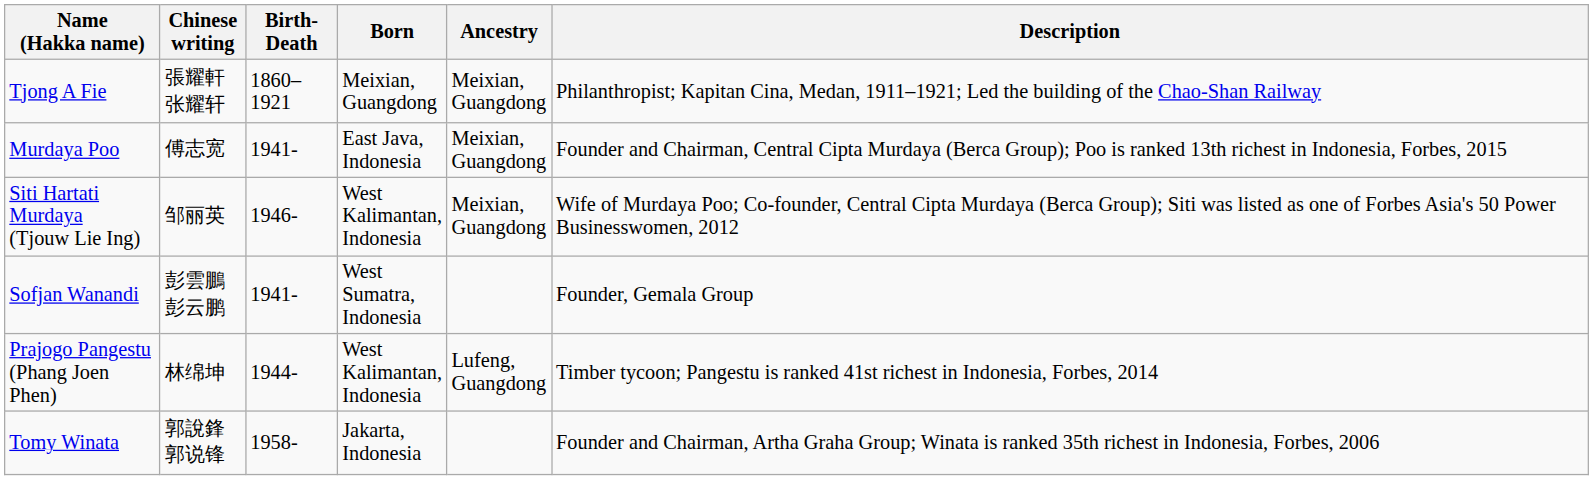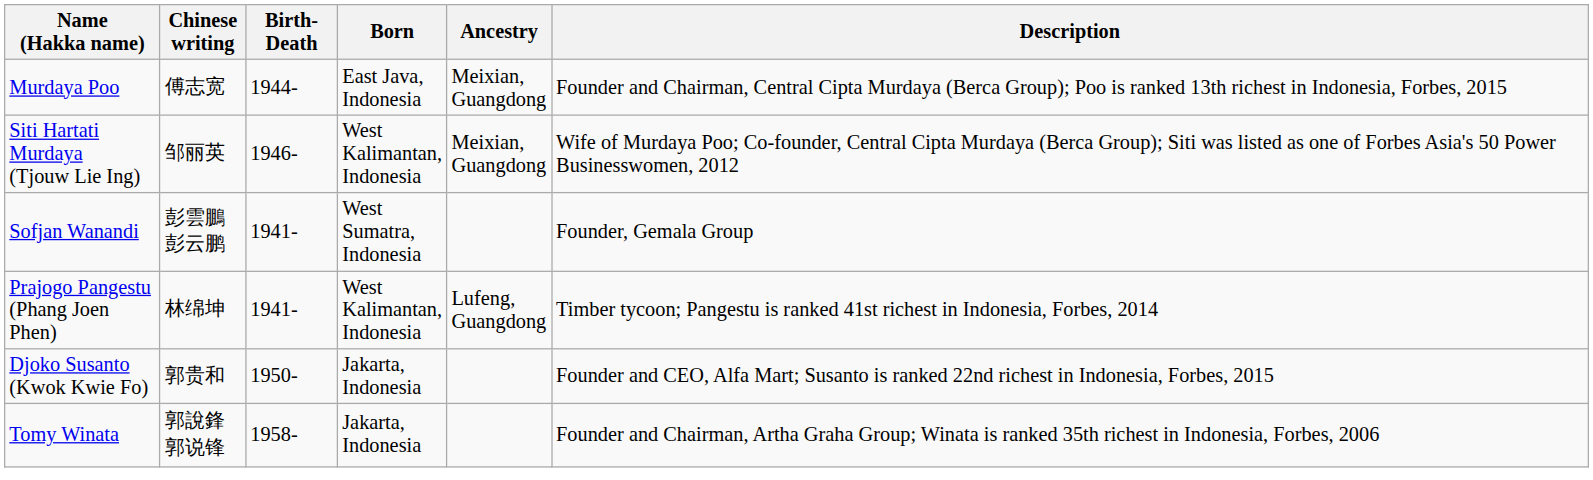- row: (58, 90)
(274, 149) 1941- -> (274, 87) 1944-
(274, 372) 1944- -> (274, 309) 1941-
+ row: (79, 376)
